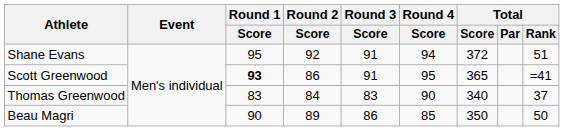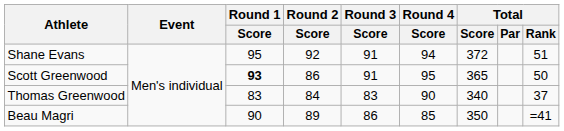(541, 75) =41 -> (541, 75) 50
(541, 116) 50 -> (541, 116) =41
